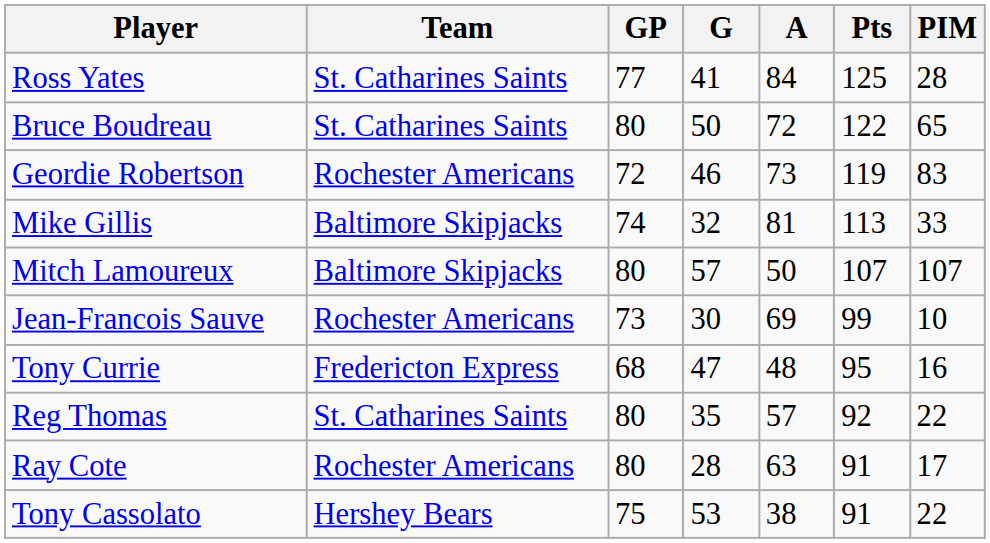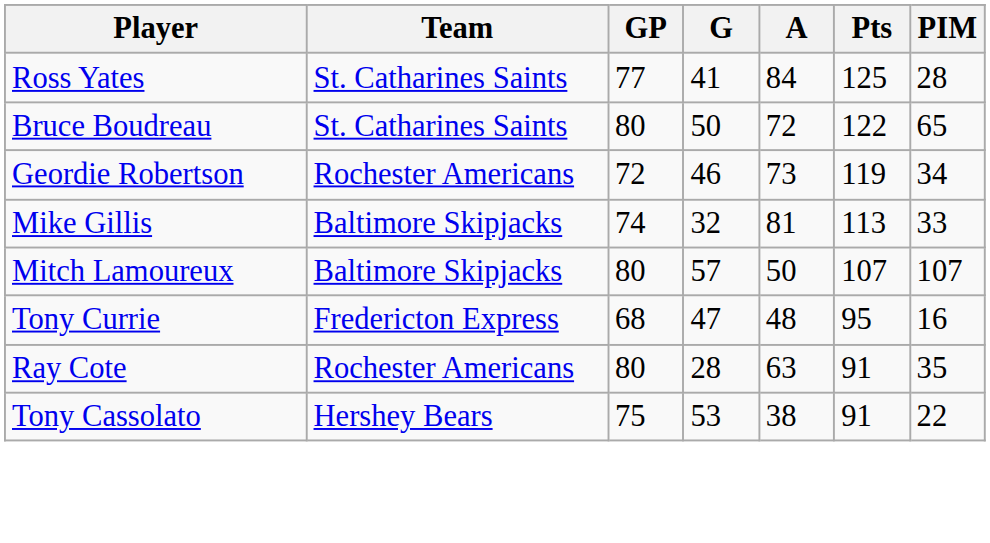(932, 174) 83 -> (932, 174) 34
- row: (138, 319)
- row: (89, 416)
(932, 464) 17 -> (932, 367) 35
